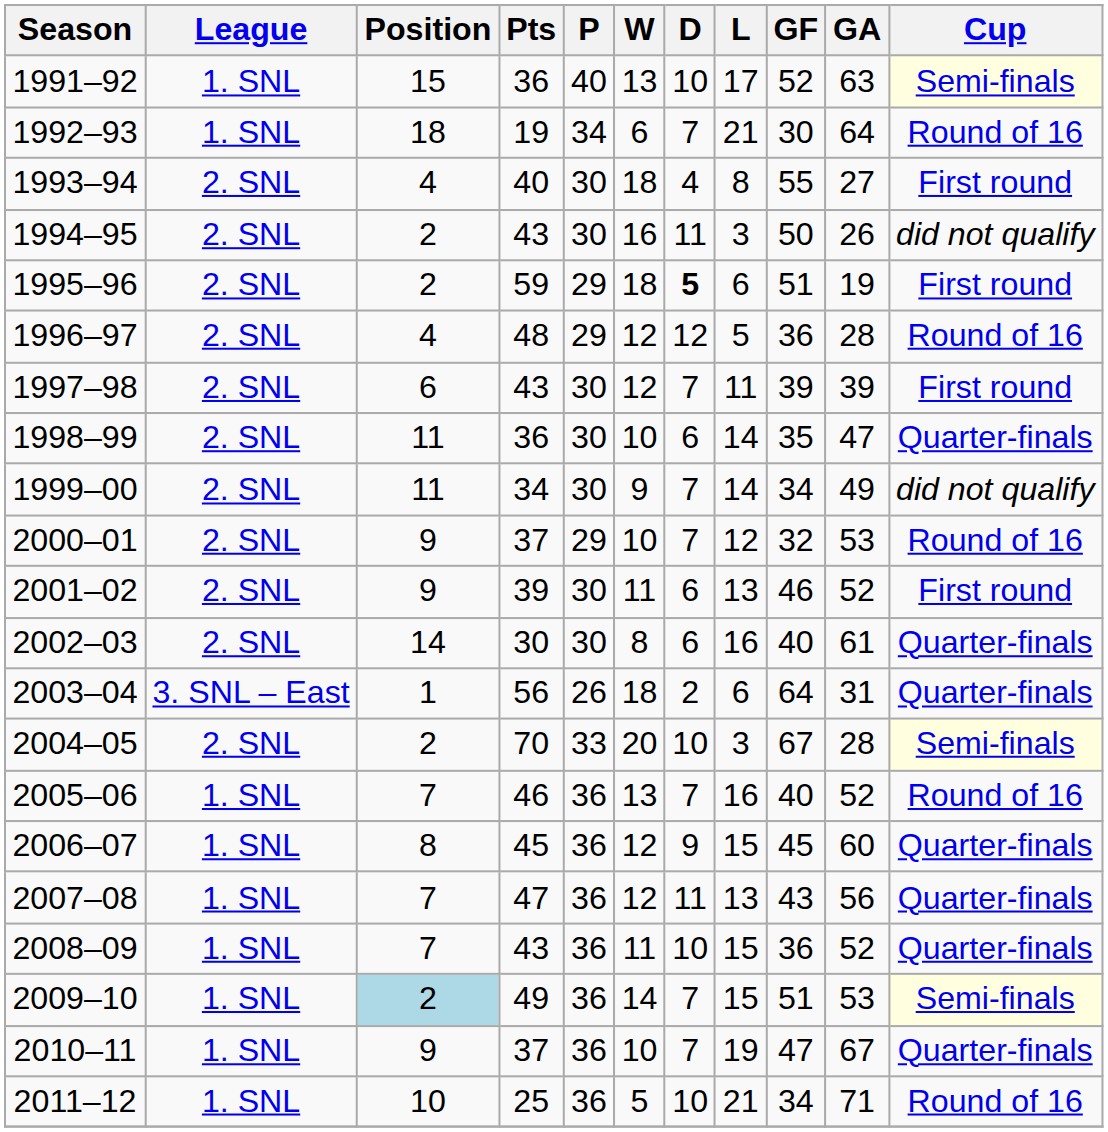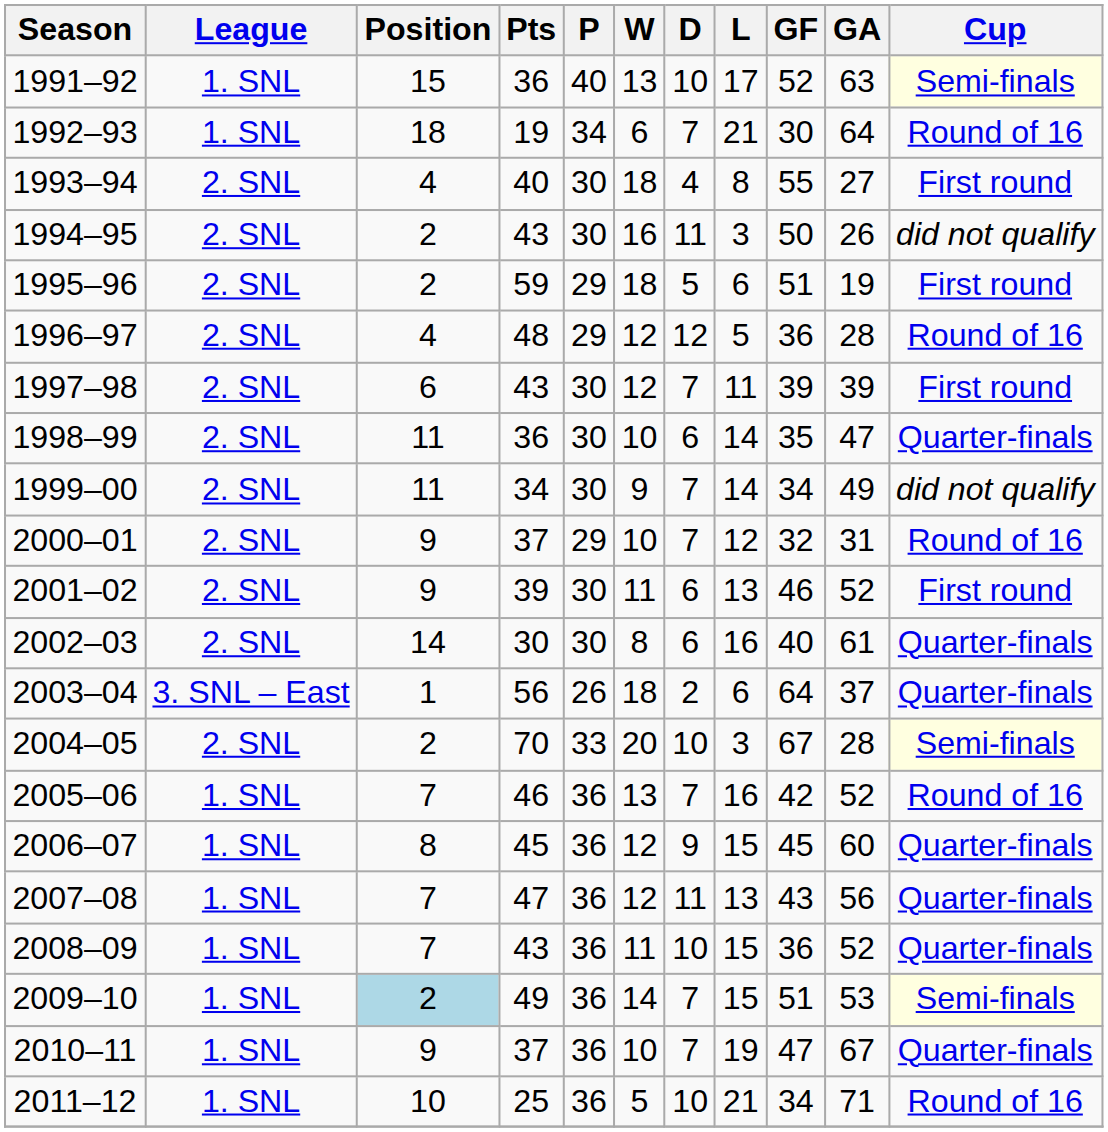(690, 285) bold -> (690, 285) normal
(857, 540) 53 -> (857, 540) 31
(857, 693) 31 -> (857, 693) 37
(796, 795) 40 -> (796, 795) 42
